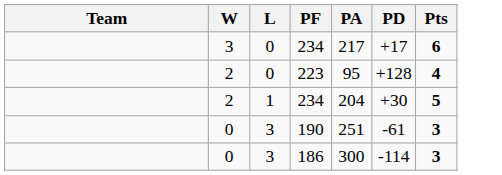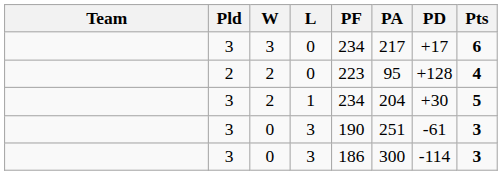+ column: (229, 18)
